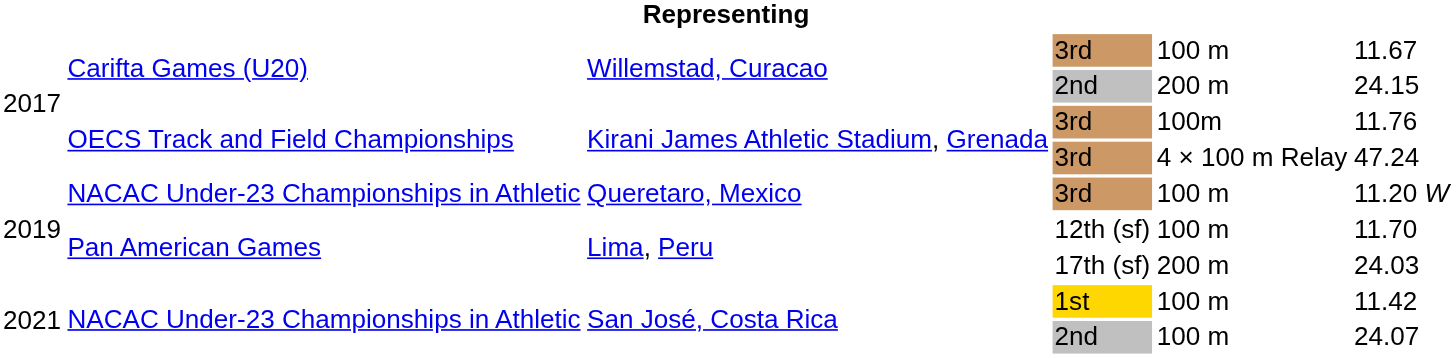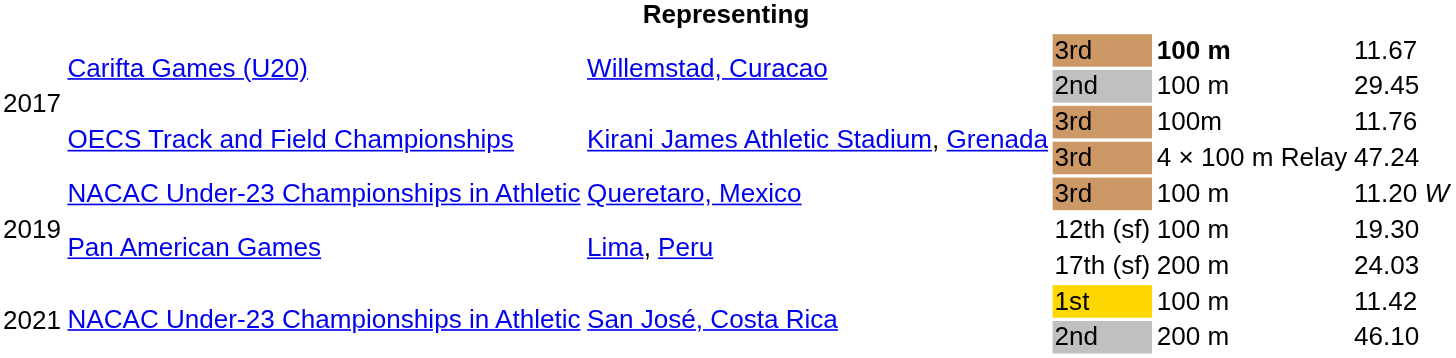(1193, 50) normal -> (1194, 50) bold
(1193, 85) 200 m -> (1193, 85) 100 m
(1387, 85) 24.15 -> (1387, 85) 29.45
(1386, 229) 11.70 -> (1387, 229) 19.30
(1193, 336) 100 m -> (1193, 336) 200 m
(1387, 336) 24.07 -> (1387, 336) 46.10
